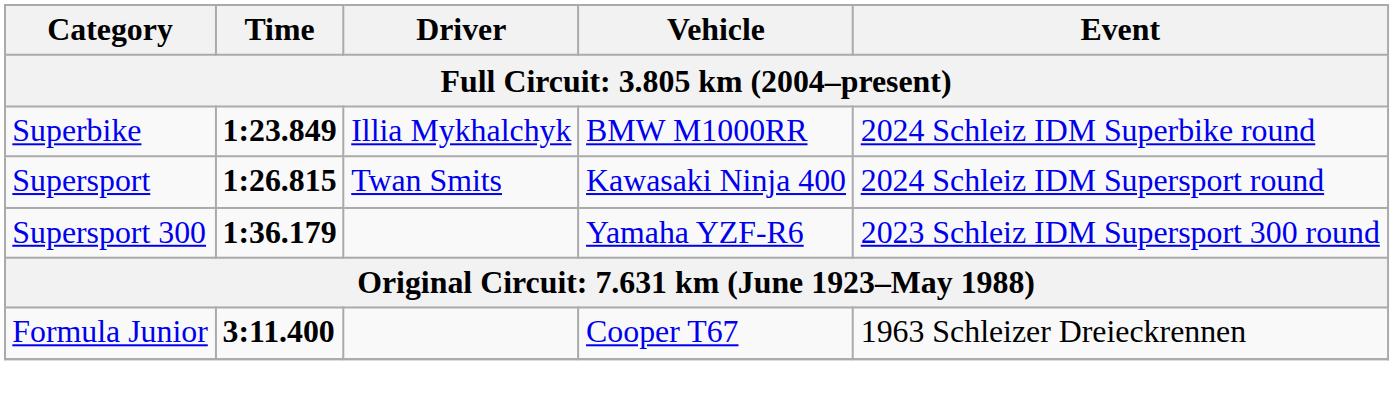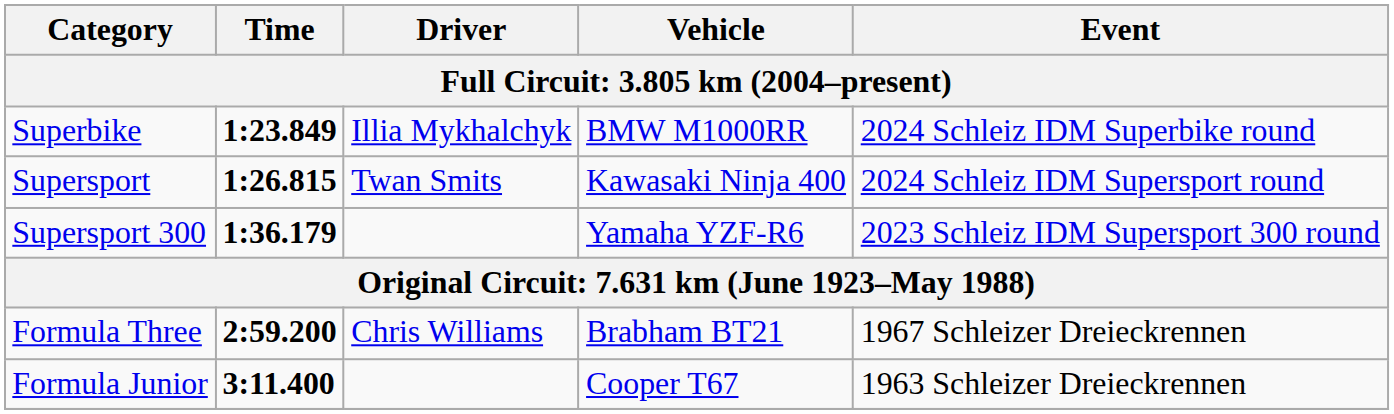+ row: (107, 332)
